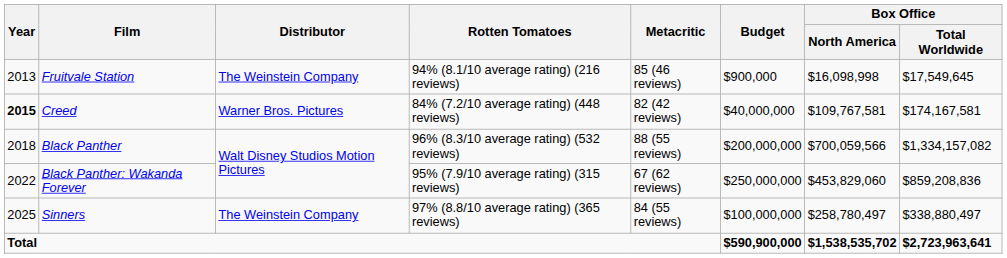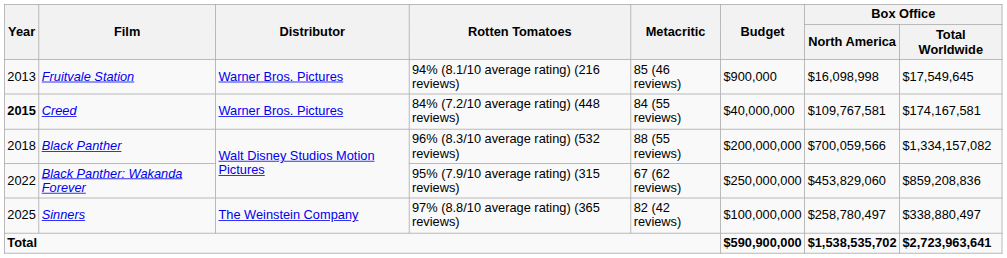(288, 76) The Weinstein Company -> (281, 76) Warner Bros. Pictures
(657, 111) 82 (42 reviews) -> (657, 111) 84 (55 reviews)
(657, 215) 84 (55 reviews) -> (657, 215) 82 (42 reviews)
